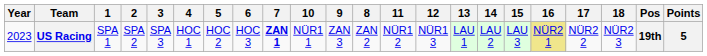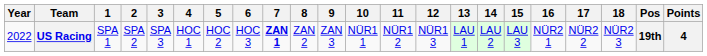columns swapped: (367, 13) <-> (308, 13)
(19, 36) 2023 -> (19, 36) 2022
(548, 36) khaki background -> (548, 36) no background
(684, 36) 5 -> (684, 36) 4
